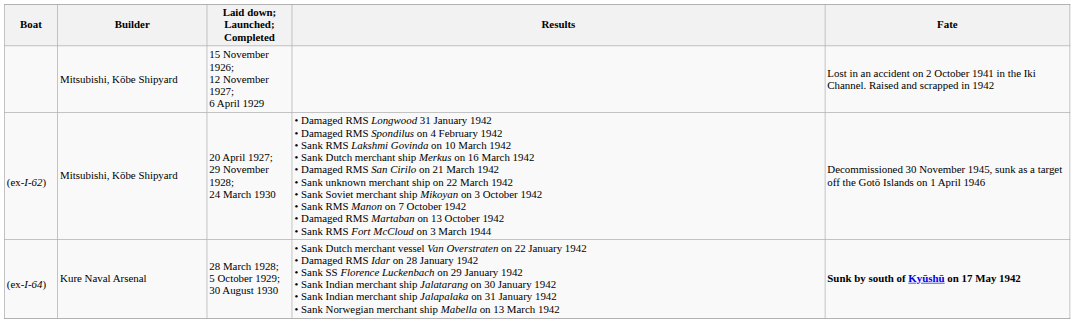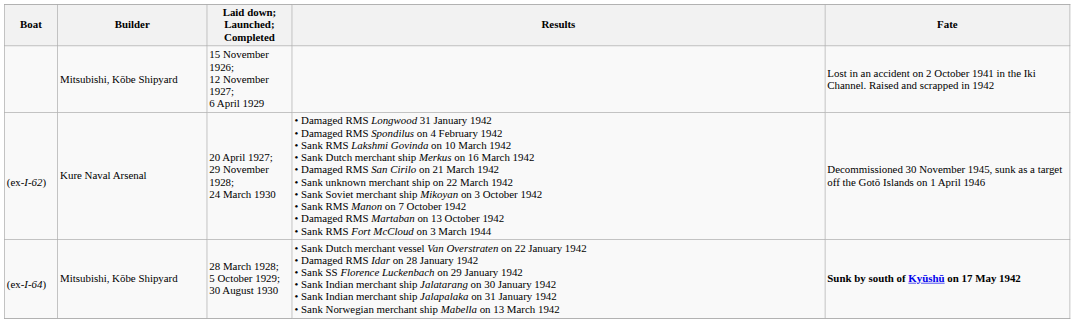(119, 176) Mitsubishi, Kōbe Shipyard -> (103, 176) Kure Naval Arsenal
(103, 279) Kure Naval Arsenal -> (119, 279) Mitsubishi, Kōbe Shipyard
